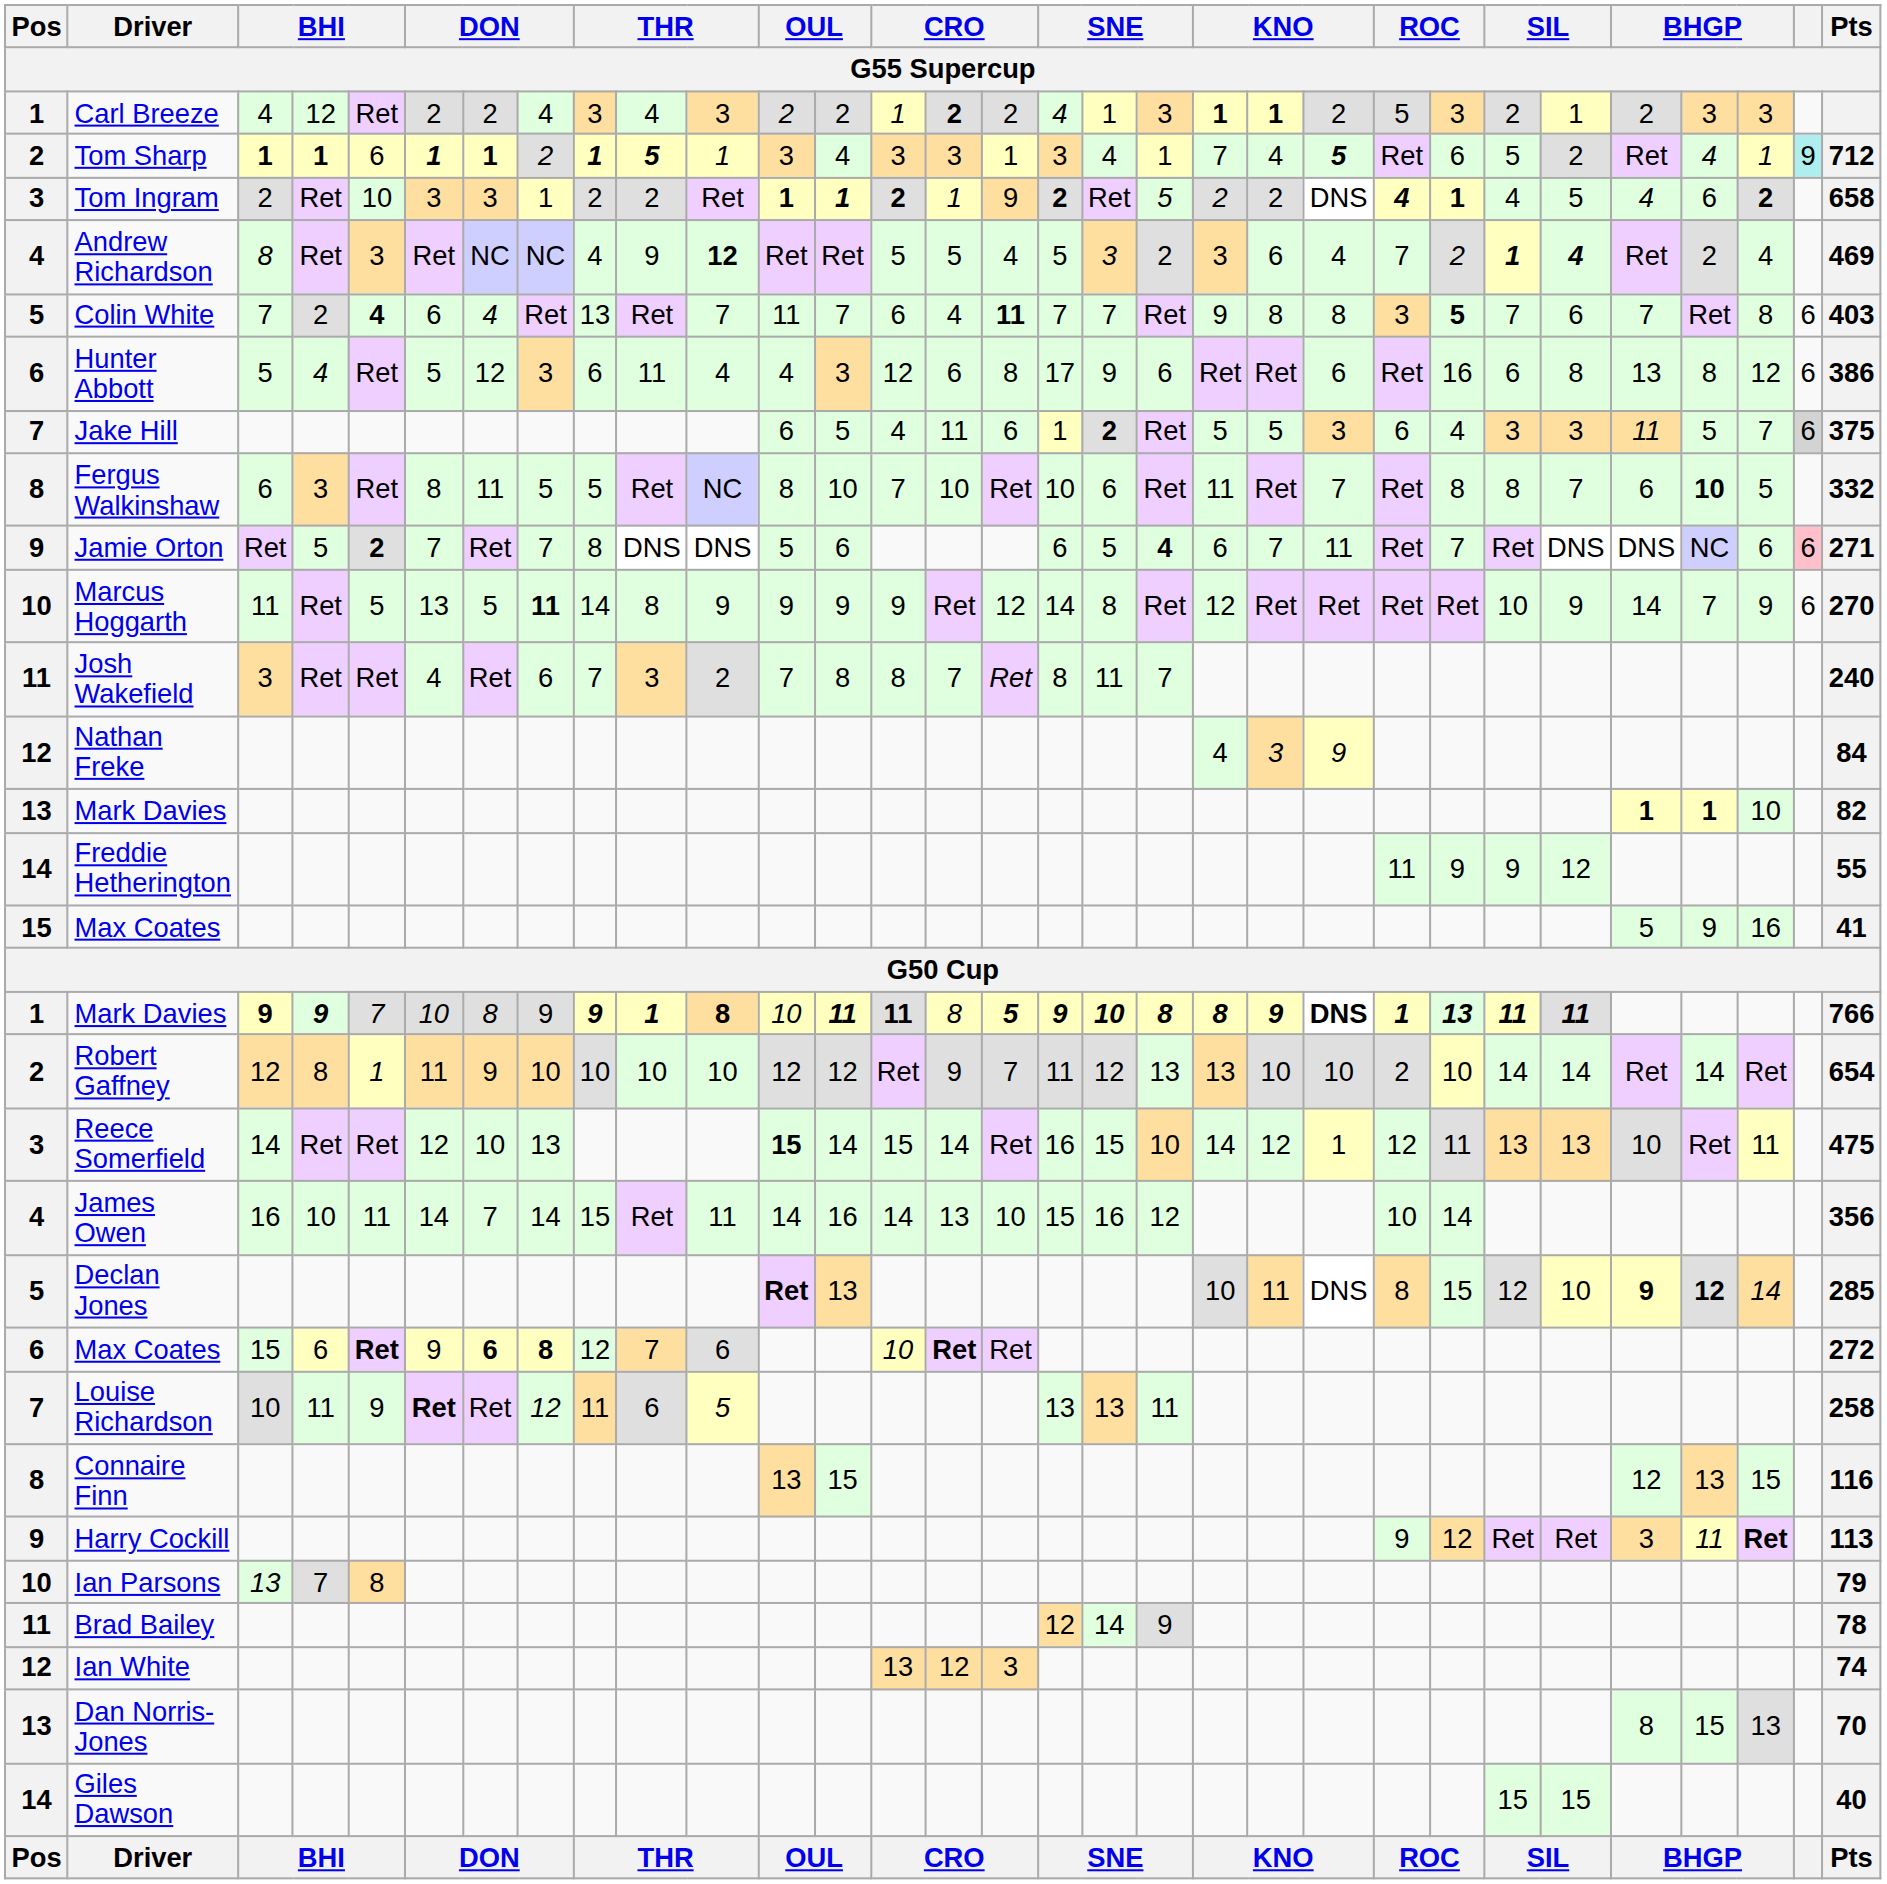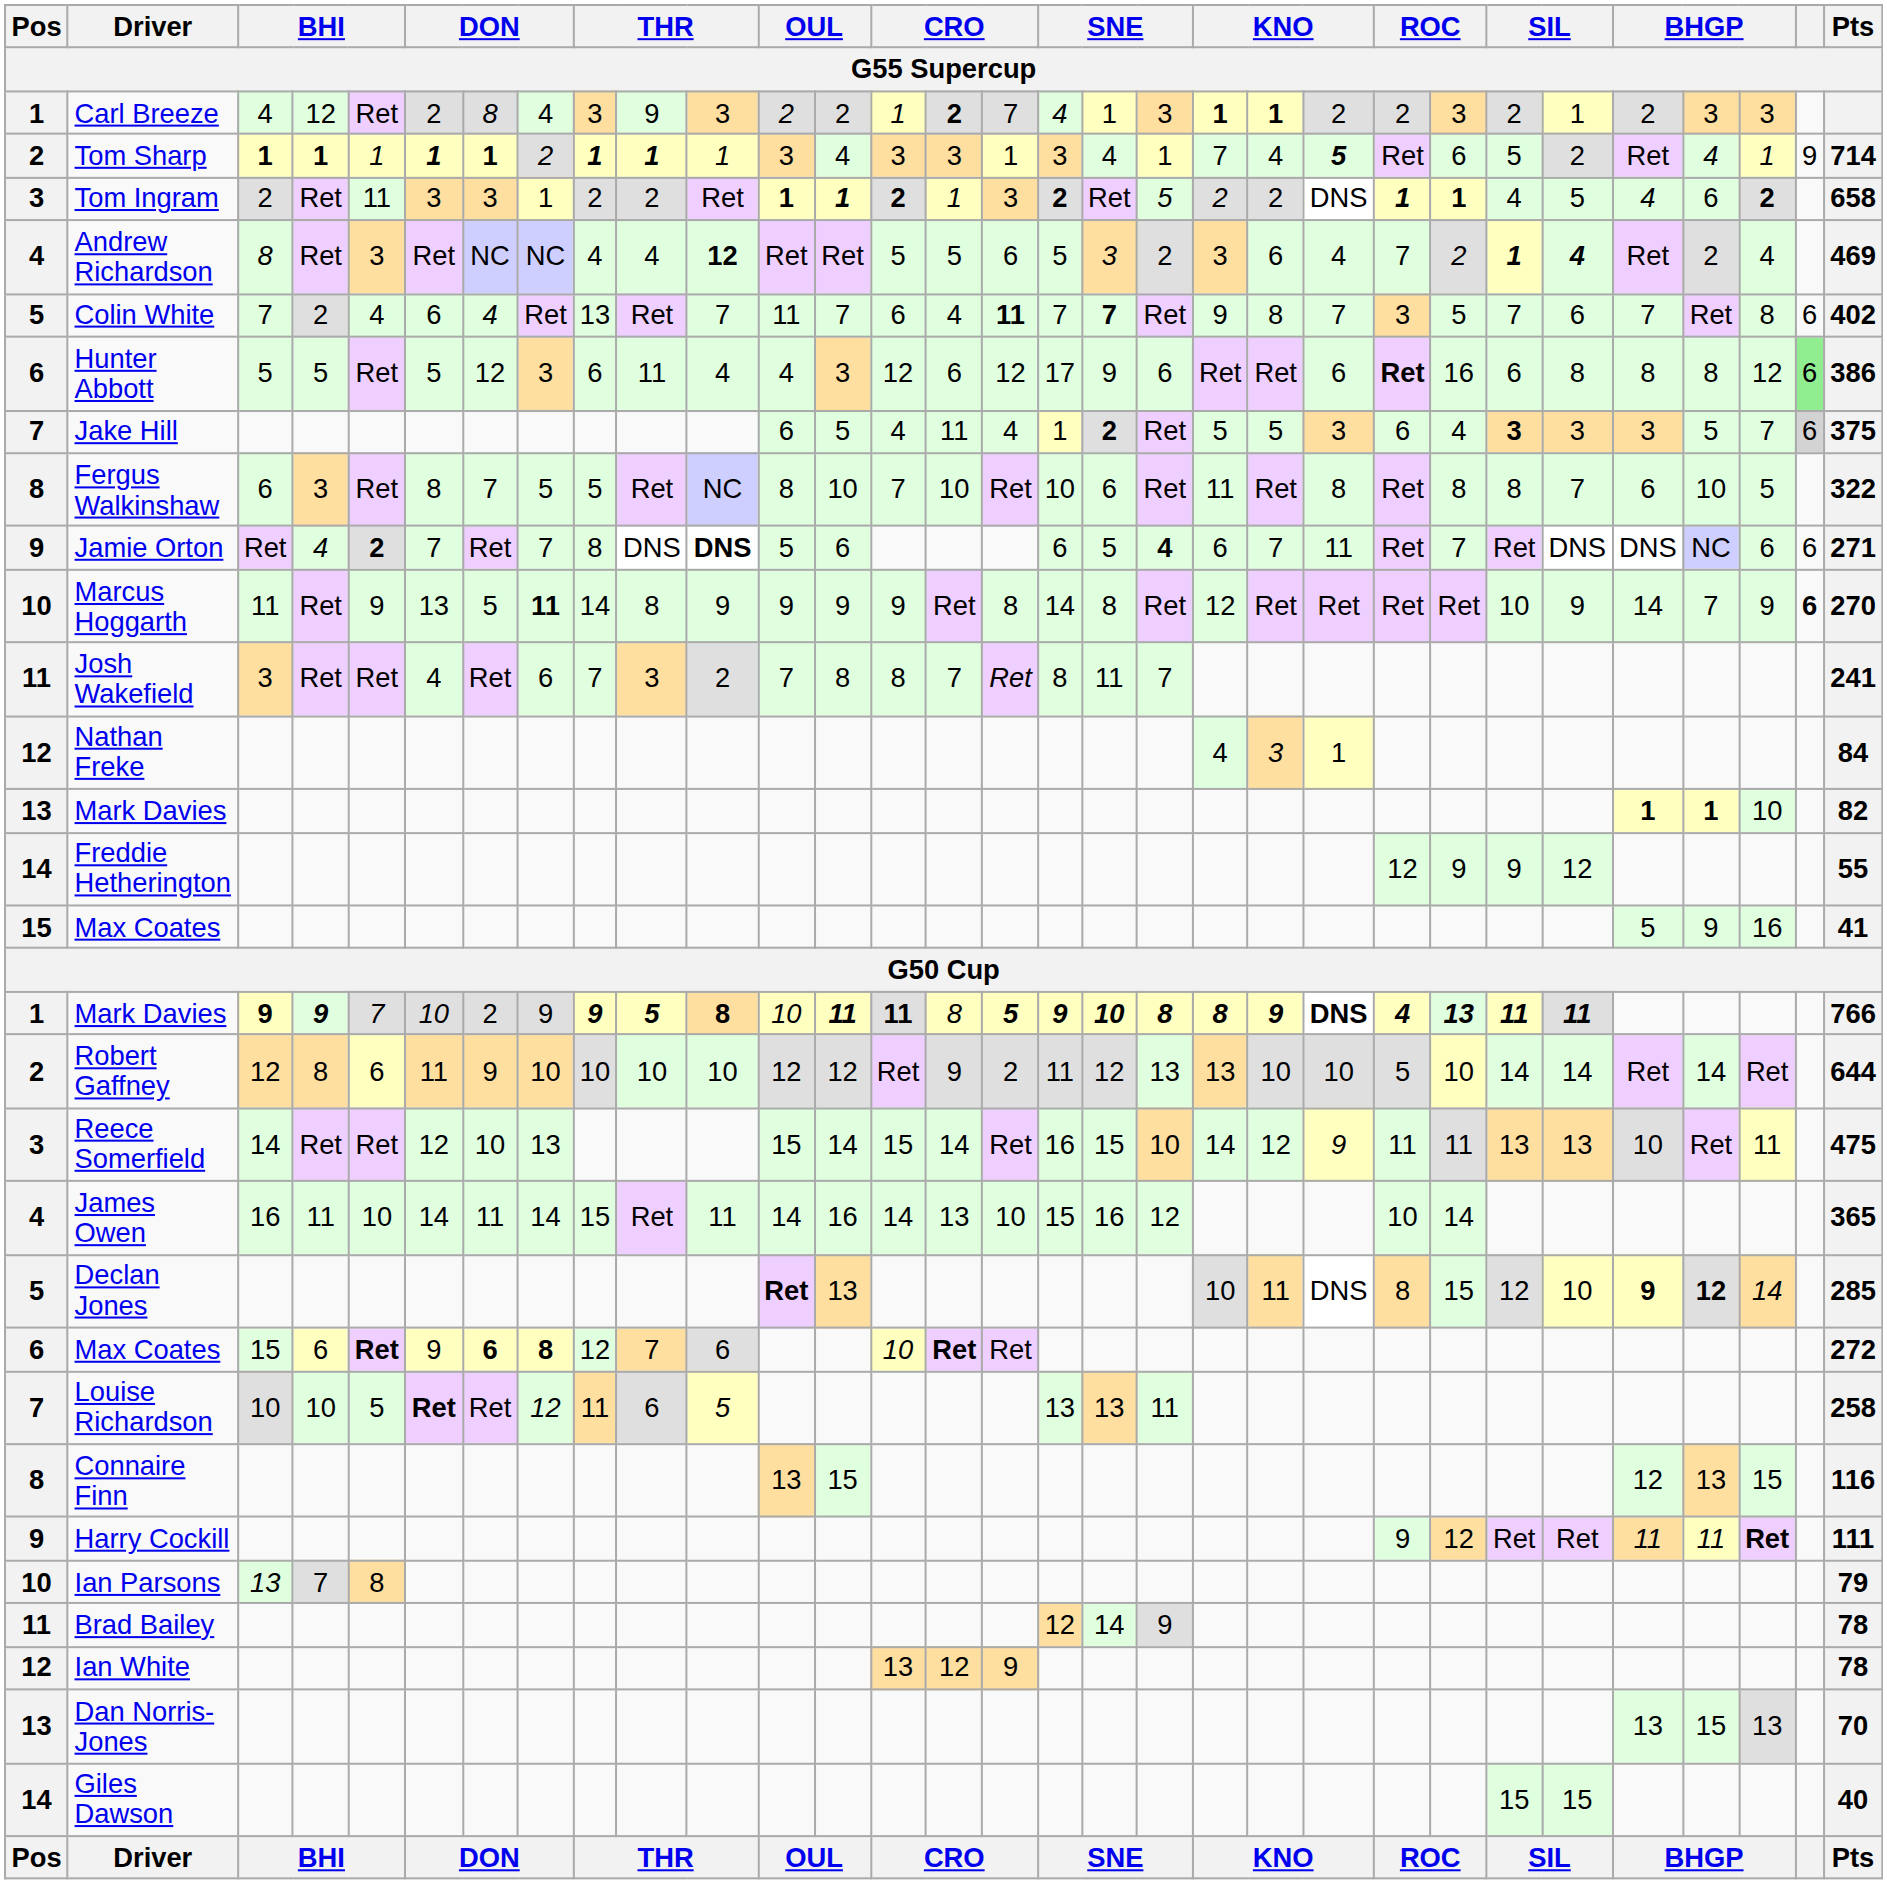(490, 112) 2 -> (490, 112) 8
(652, 112) 4 -> (652, 112) 9
(1010, 112) 2 -> (1010, 112) 7
(1402, 112) 5 -> (1403, 112) 2
(377, 155) 6 -> (377, 155) 1
(652, 155) 5 -> (652, 155) 1
(1808, 155) paleturquoise background -> (1810, 155) no background
(1852, 155) 712 -> (1853, 155) 714
(377, 199) 10 -> (377, 199) 11
(1010, 199) 9 -> (1010, 199) 3
(1402, 199) 4 -> (1403, 199) 1
(652, 257) 9 -> (652, 257) 4
(1010, 257) 4 -> (1010, 257) 6
(377, 315) bold -> (377, 315) normal
(1109, 315) normal -> (1109, 315) bold
(1339, 315) 8 -> (1339, 315) 7
(1457, 315) bold -> (1459, 315) normal
(1852, 315) 403 -> (1853, 315) 402
(321, 373) 4 -> (321, 373) 5
(1010, 373) 8 -> (1010, 373) 12
(1402, 373) normal -> (1403, 373) bold
(1646, 373) 13 -> (1648, 373) 8
(1808, 373) no background -> (1810, 373) lightgreen background
(1010, 431) 6 -> (1010, 431) 4
(1513, 431) normal -> (1514, 431) bold
(1646, 431) 11 -> (1648, 431) 3
(490, 489) 11 -> (490, 489) 7
(1339, 489) 7 -> (1339, 489) 8
(1709, 489) bold -> (1711, 489) normal
(1852, 489) 332 -> (1853, 489) 322
(321, 547) 5 -> (321, 547) 4
(723, 547) normal -> (723, 547) bold
(1808, 547) pink background -> (1810, 547) no background
(377, 606) 5 -> (377, 606) 9
(1010, 606) 12 -> (1010, 606) 8
(1808, 606) normal -> (1810, 606) bold
(1852, 679) 240 -> (1853, 679) 241
(1339, 752) 9 -> (1339, 752) 1
(1402, 868) 11 -> (1403, 868) 12
(490, 1013) 8 -> (490, 1013) 2
(652, 1013) 1 -> (652, 1013) 5
(1402, 1013) 1 -> (1403, 1013) 4
(377, 1071) 1 -> (377, 1071) 6
(1010, 1071) 7 -> (1010, 1071) 2
(1402, 1071) 2 -> (1403, 1071) 5
(1852, 1071) 654 -> (1853, 1071) 644
(786, 1144) bold -> (786, 1144) normal
(1339, 1144) 1 -> (1339, 1144) 9
(1402, 1144) 12 -> (1403, 1144) 11
(321, 1217) 10 -> (321, 1217) 11
(377, 1217) 11 -> (377, 1217) 10
(490, 1217) 7 -> (490, 1217) 11
(1852, 1217) 356 -> (1853, 1217) 365
(321, 1407) 11 -> (321, 1407) 10
(377, 1407) 9 -> (377, 1407) 5
(1646, 1538) 3 -> (1648, 1538) 11
(1852, 1538) 113 -> (1853, 1538) 111
(1010, 1668) 3 -> (1010, 1668) 9
(1852, 1668) 74 -> (1853, 1668) 78
(1646, 1726) 8 -> (1648, 1726) 13
